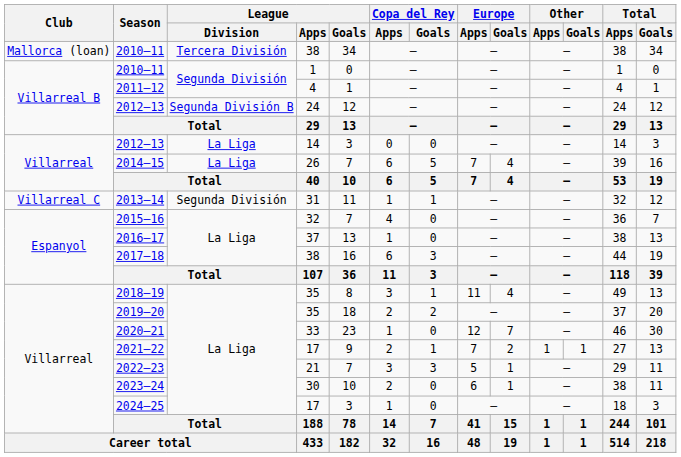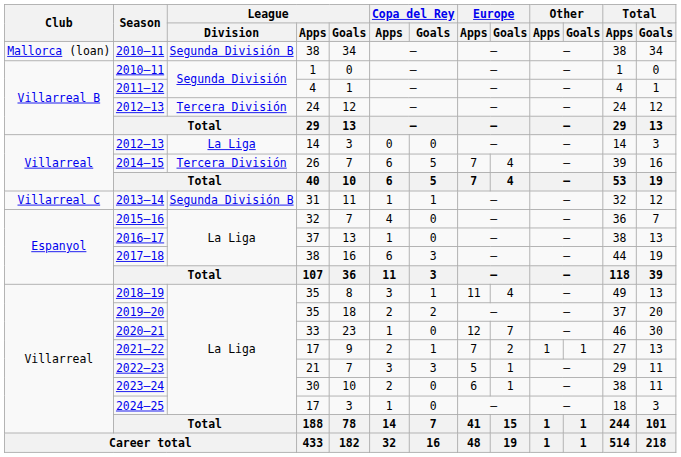(232, 51) Tercera División -> (232, 51) Segunda División B
(232, 107) Segunda División B -> (232, 107) Tercera División
(232, 163) La Liga -> (232, 163) Tercera División
(232, 200) Segunda División -> (232, 200) Segunda División B
